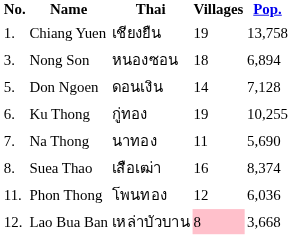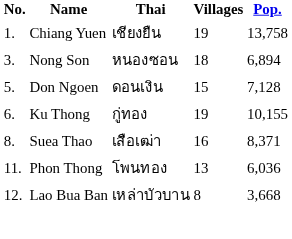(201, 86) 14 -> (201, 86) 15
(268, 113) 10,255 -> (268, 113) 10,155
- row: (59, 140)
(264, 167) 8,374 -> (264, 140) 8,371
(201, 194) 12 -> (201, 167) 13
(197, 221) pink background -> (197, 194) no background
